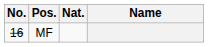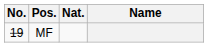(17, 32) 16 -> (17, 32) 19
